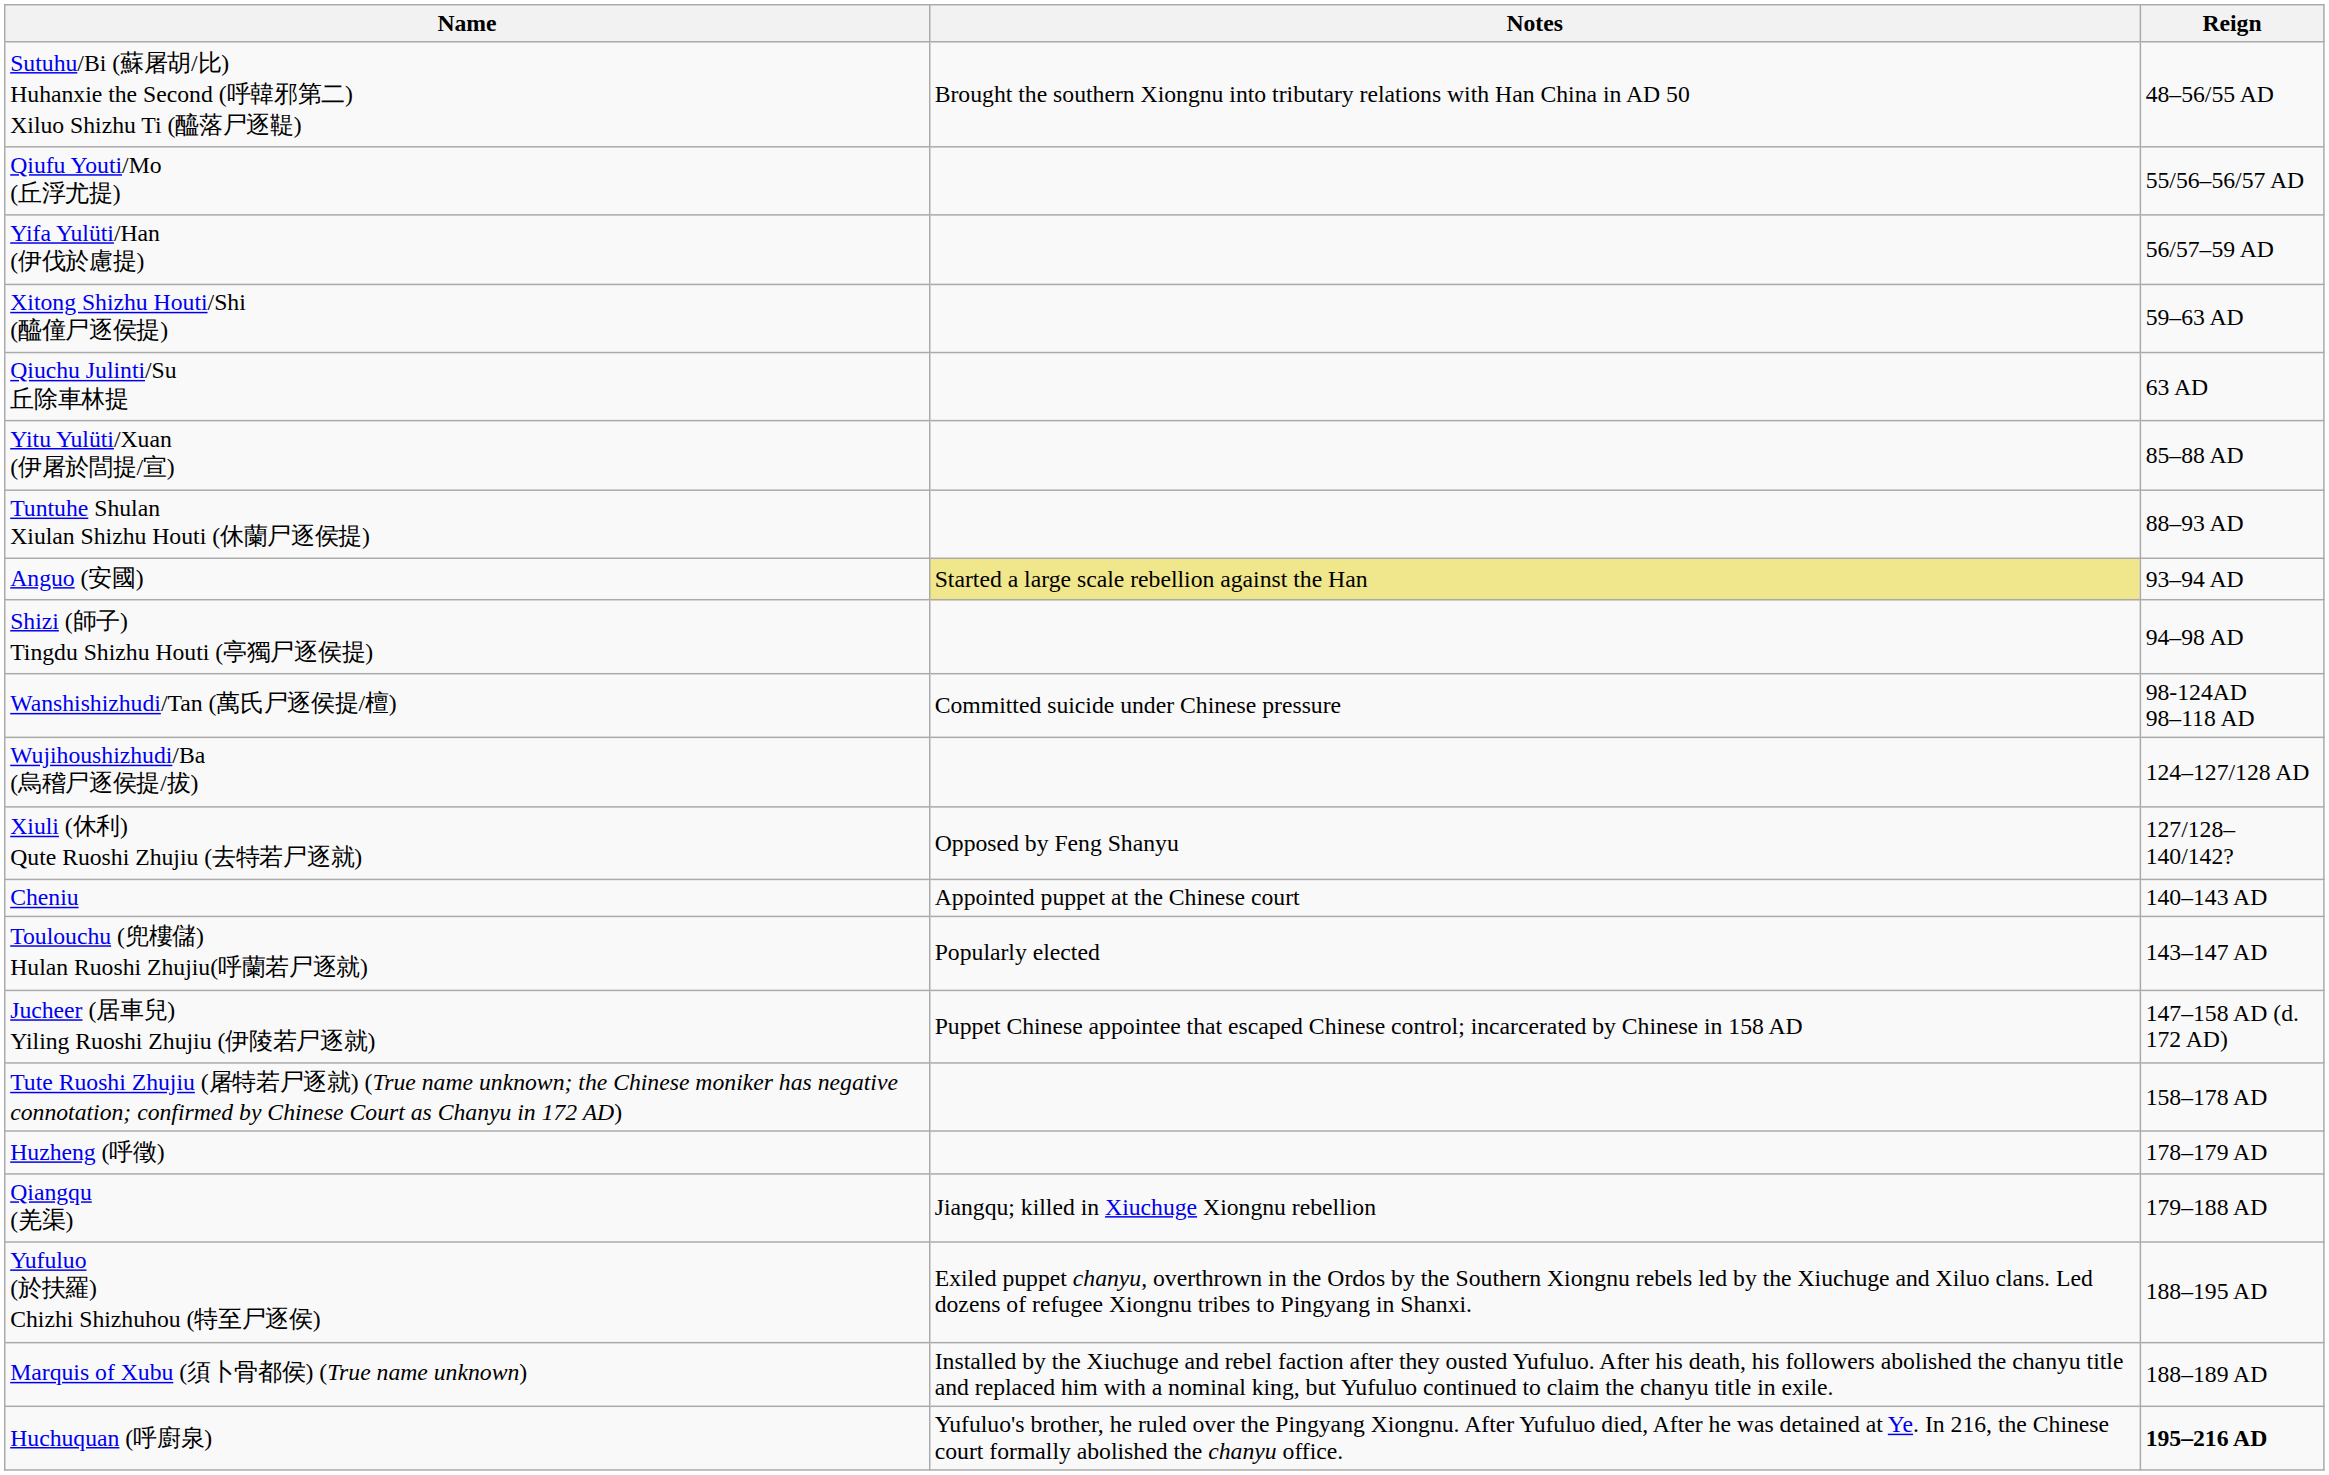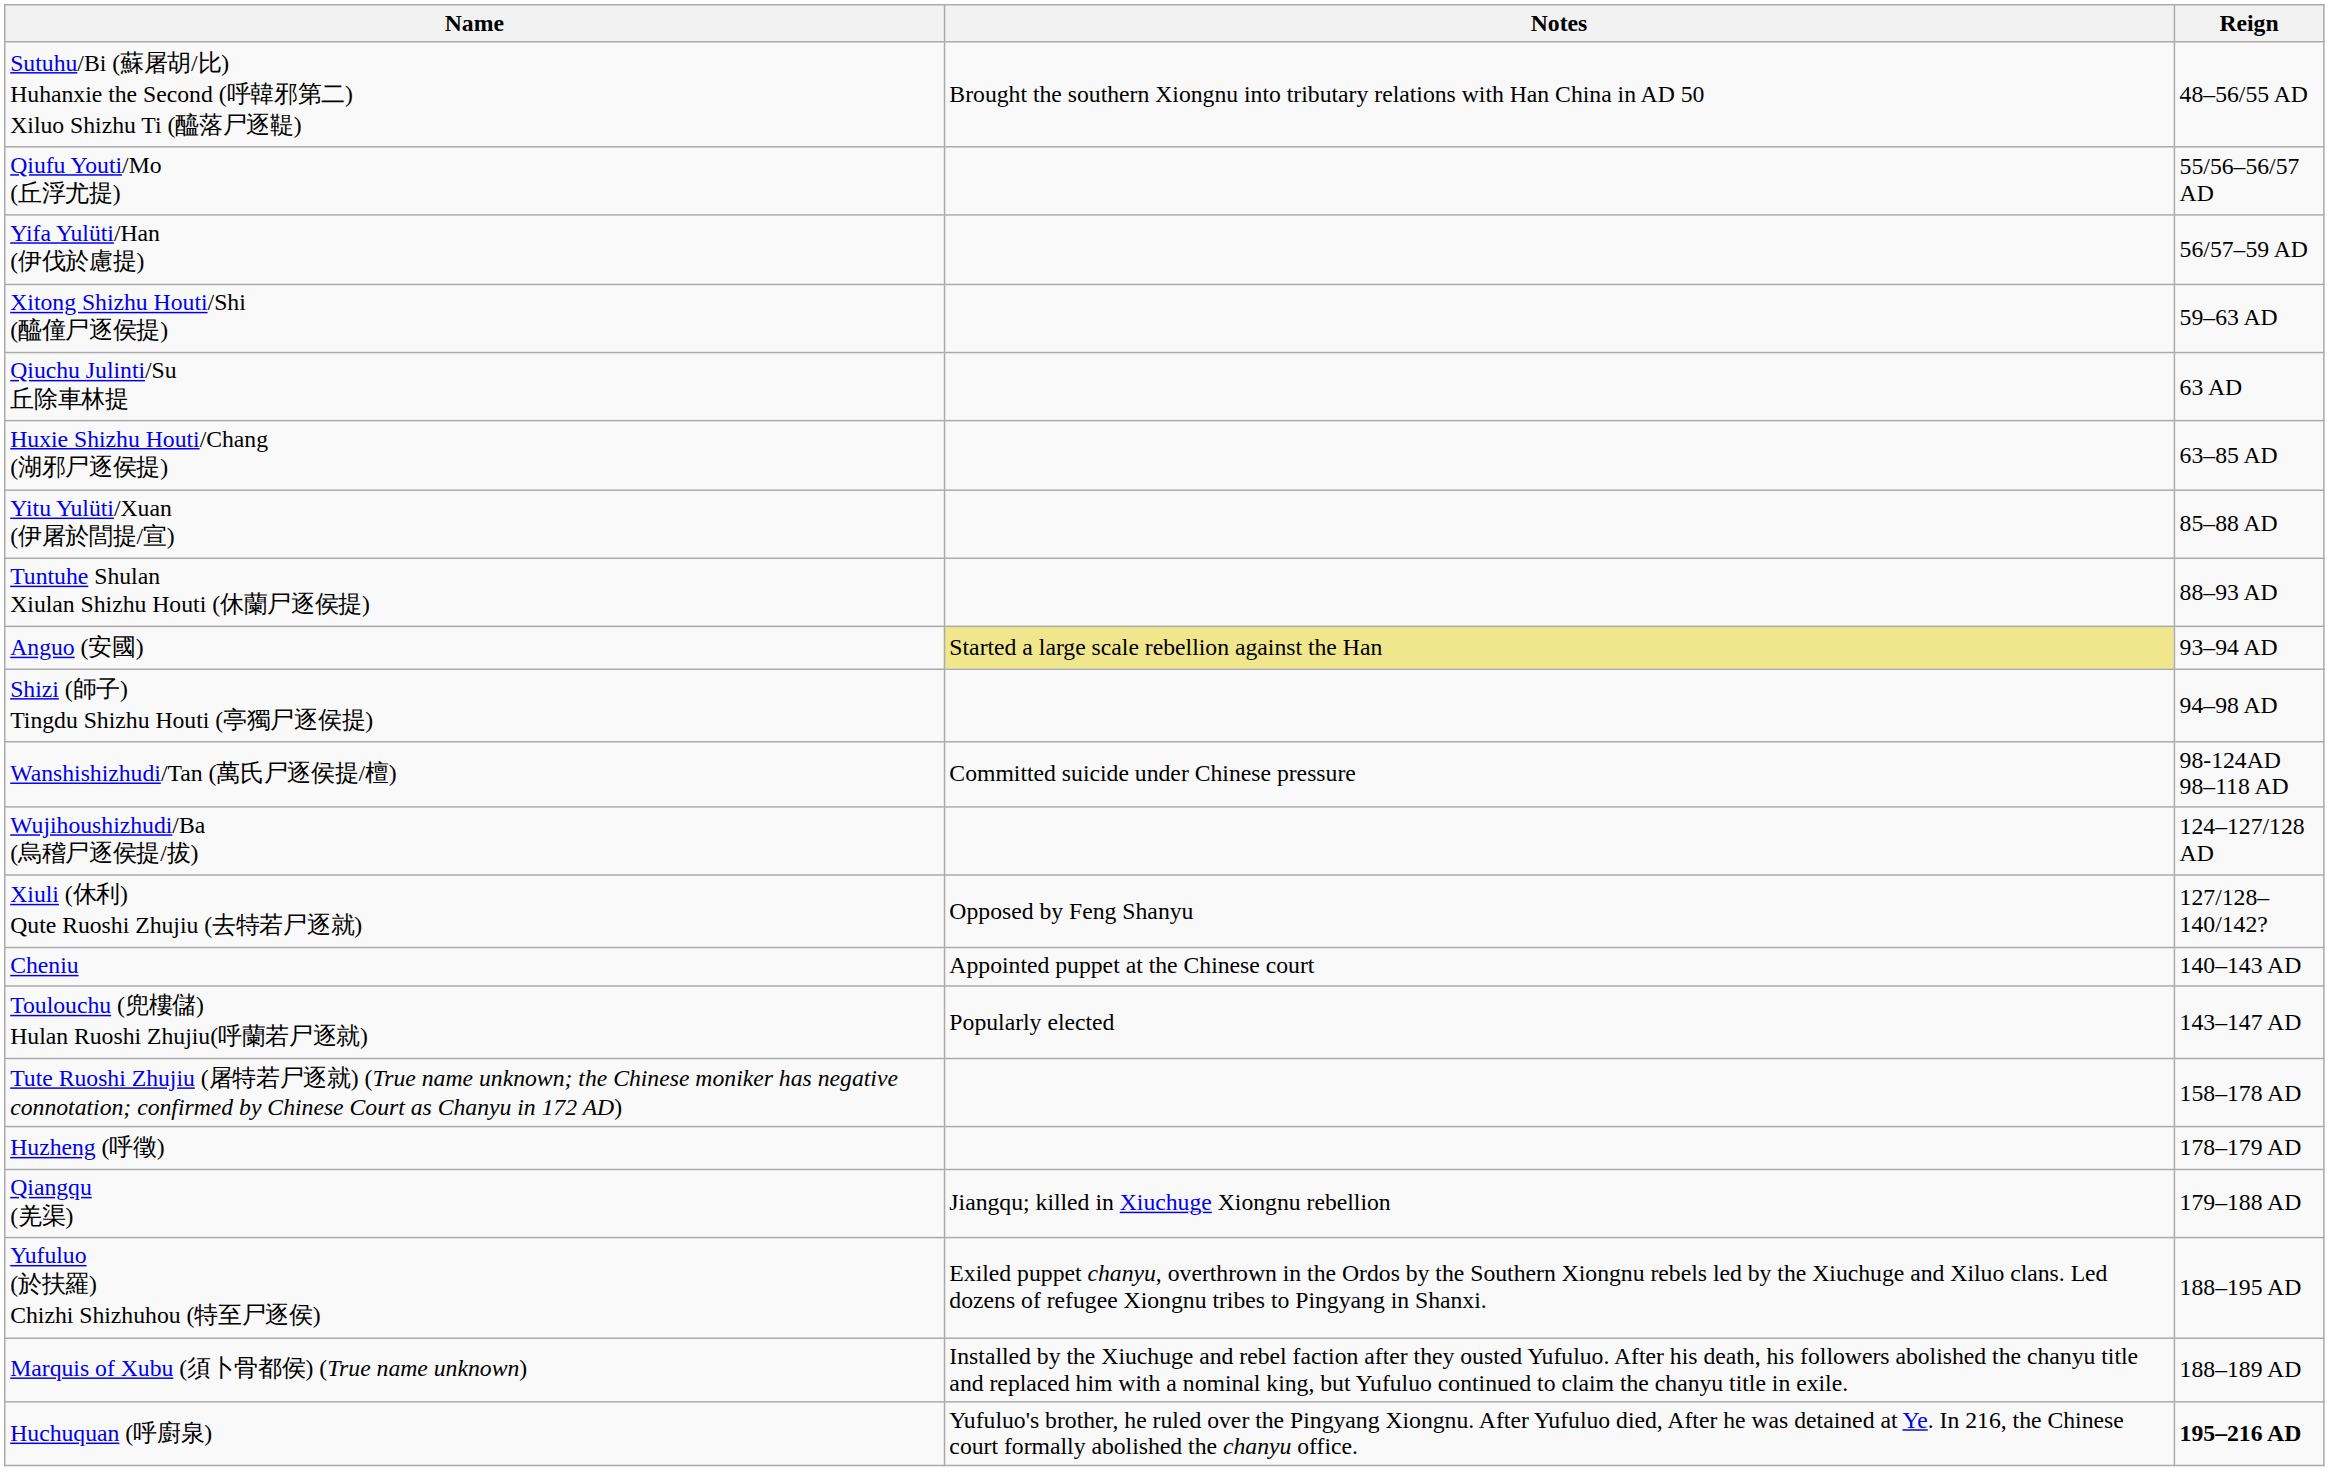+ row: (139, 453)
- row: (193, 1025)
